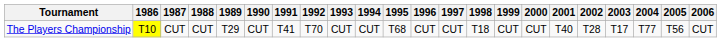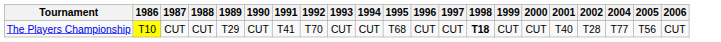- column: (619, 13)
(480, 29) normal -> (480, 29) bold
